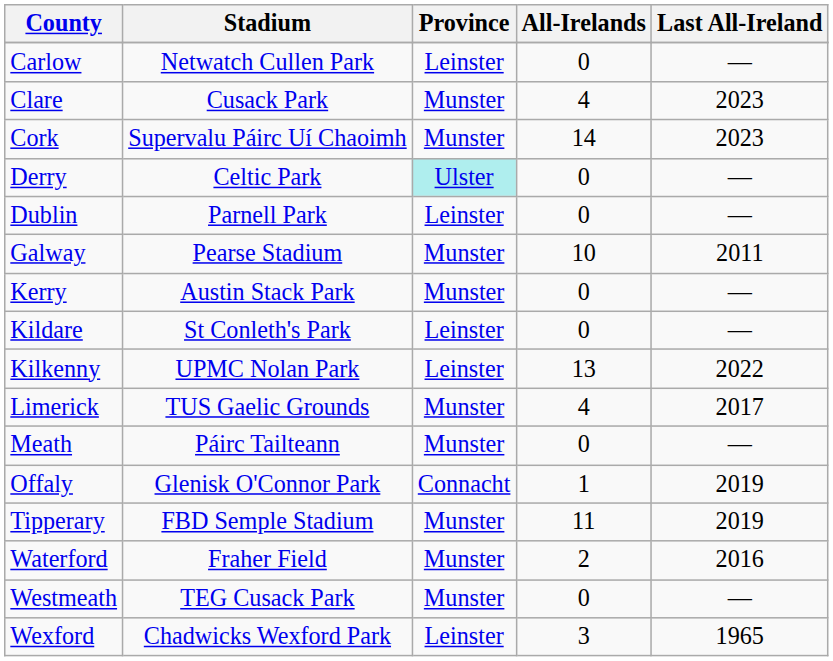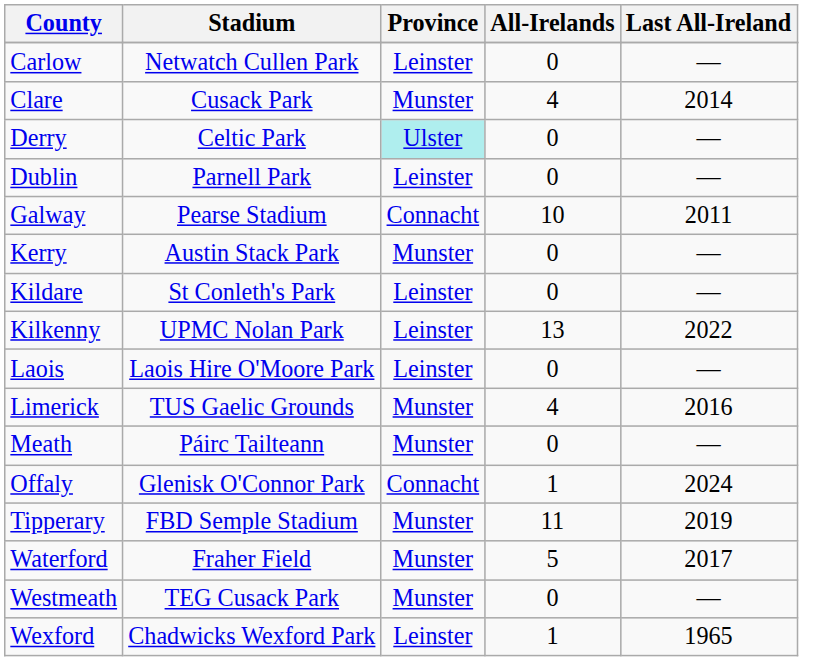(740, 100) 2023 -> (709, 100) 2014
- row: (34, 138)
(464, 253) Munster -> (433, 215) Connacht
+ row: (37, 368)
(740, 406) 2017 -> (709, 406) 2016
(740, 483) 2019 -> (709, 483) 2024
(584, 560) 2 -> (552, 560) 5
(740, 560) 2016 -> (709, 560) 2017
(584, 636) 3 -> (552, 636) 1
